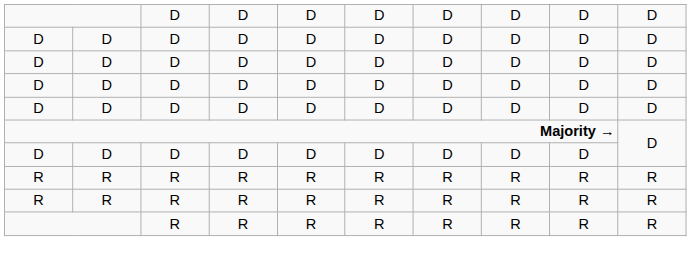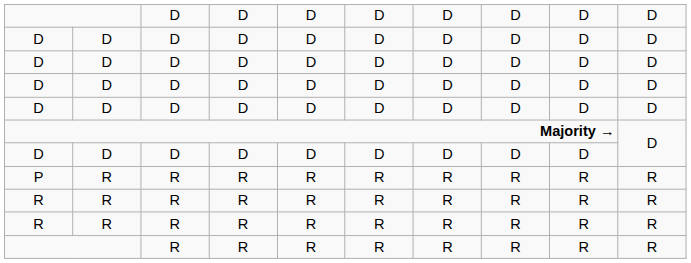+ row: (39, 177)
